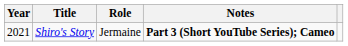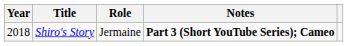(19, 31) 2021 -> (19, 31) 2018
